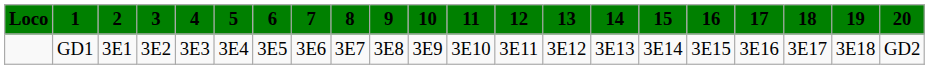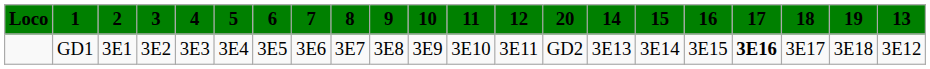columns swapped: (567, 19) <-> (902, 19)
(759, 49) normal -> (757, 49) bold
